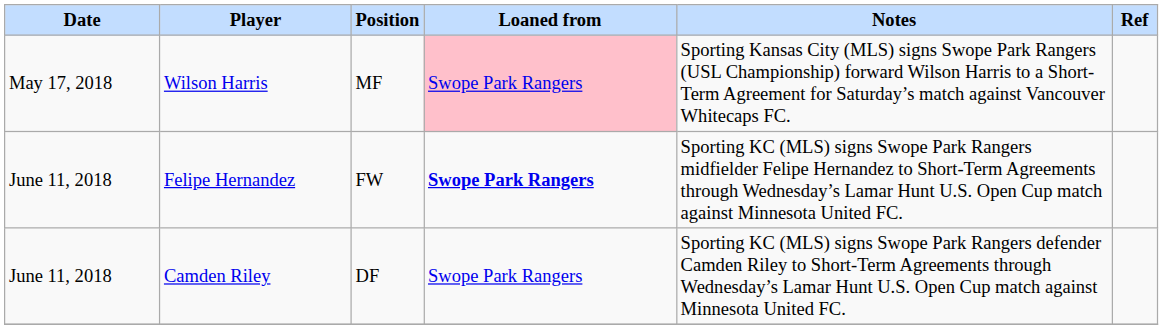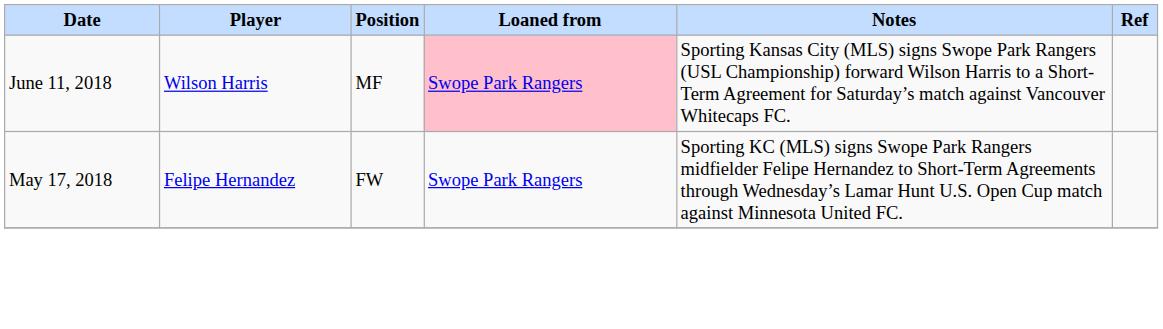(61, 83) May 17, 2018 -> (60, 83) June 11, 2018
(60, 179) June 11, 2018 -> (61, 179) May 17, 2018
(511, 179) bold -> (505, 179) normal
- row: (217, 276)
